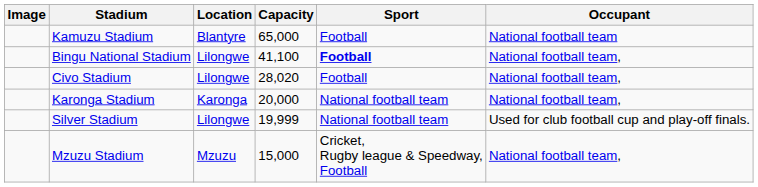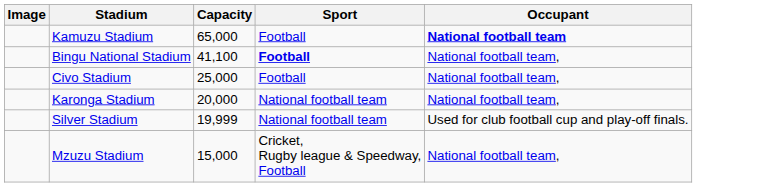- column: (225, 15)
(553, 36) normal -> (497, 36) bold
(279, 78) 28,020 -> (217, 78) 25,000
